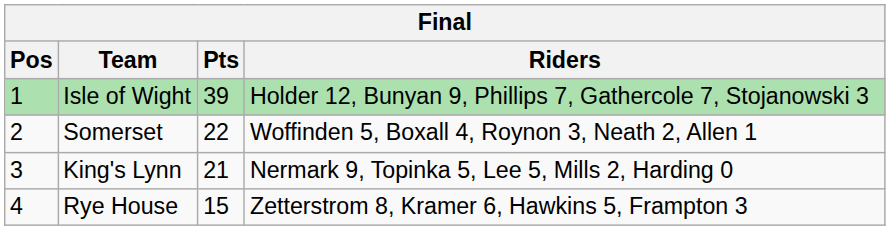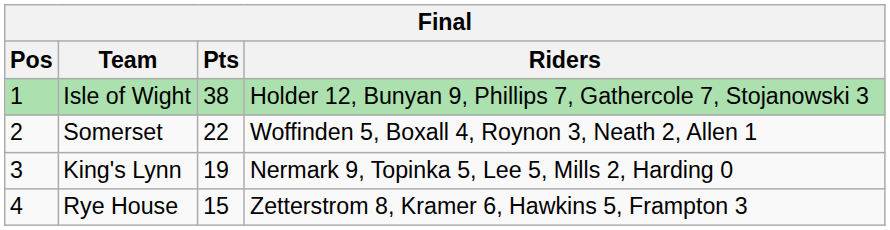(216, 96) 39 -> (216, 96) 38
(216, 170) 21 -> (216, 170) 19
